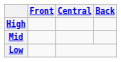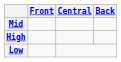rows swapped: (16, 24) <-> (16, 37)
